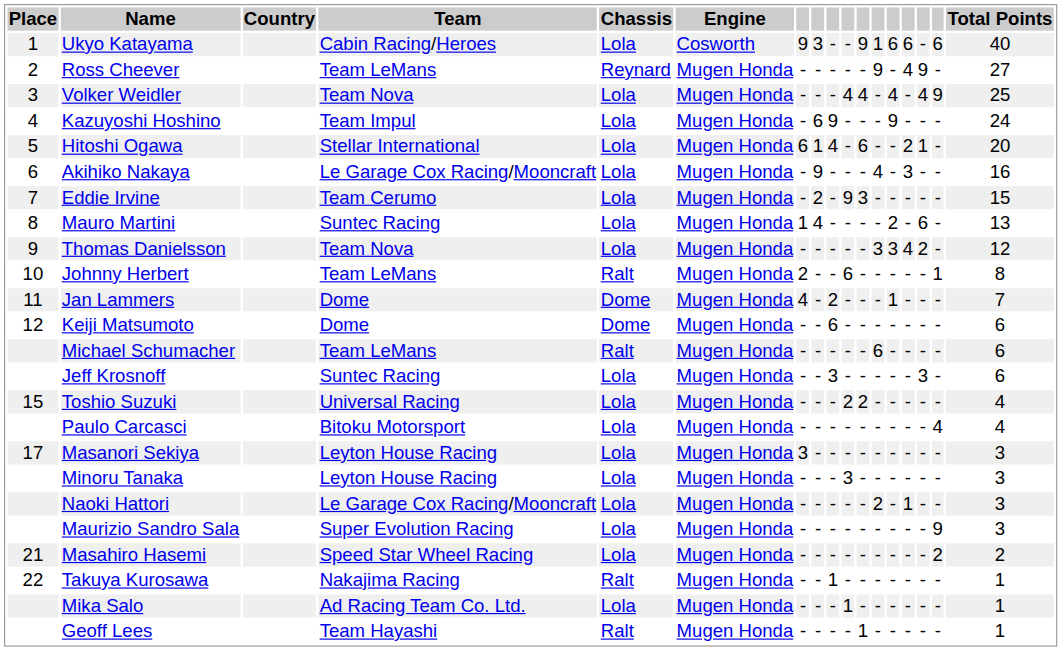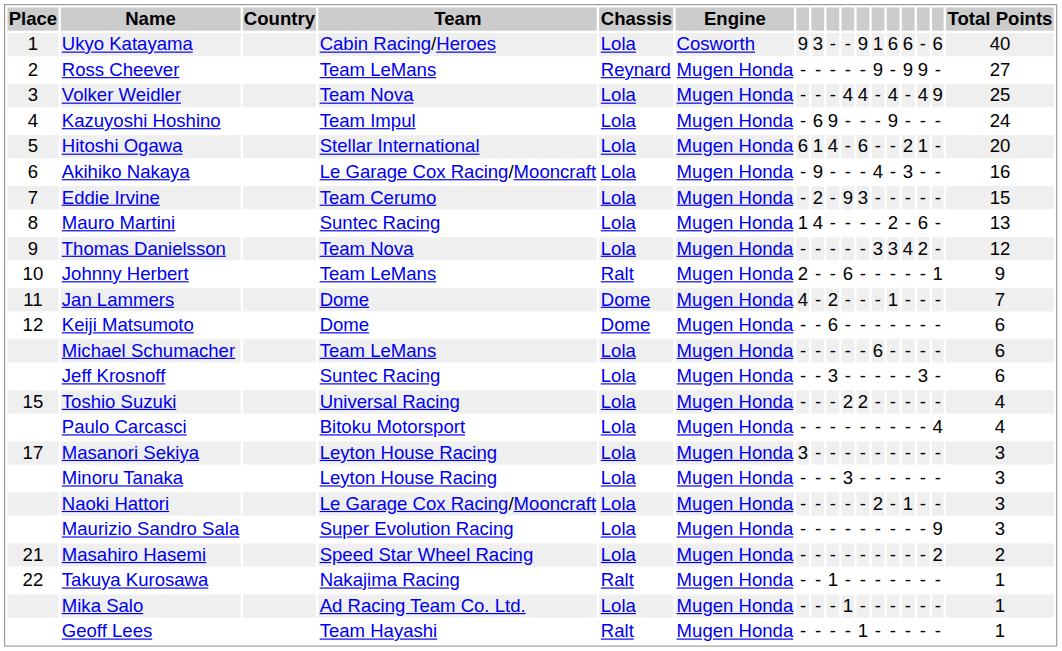(908, 70) 4 -> (908, 70) 9
(1000, 274) 8 -> (1000, 274) 9
(617, 350) Ralt -> (618, 350) Lola
